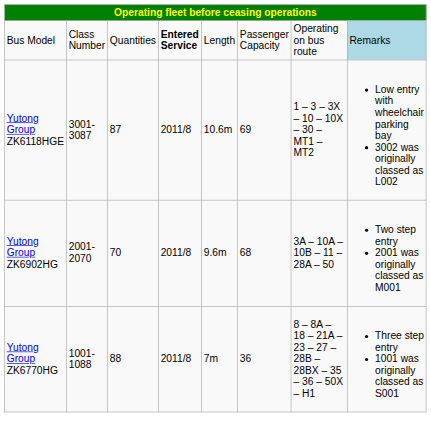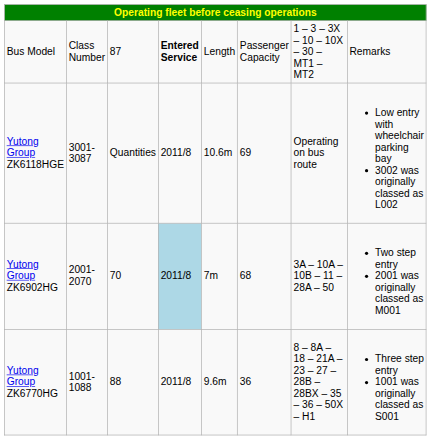(133, 40) Quantities -> (116, 51) 87
(316, 40) Operating on bus route -> (318, 51) 1 – 3 – 3X – 10 – 10X – 30 – MT1 – MT2
(370, 40) lightblue background -> (370, 51) no background
(116, 130) 87 -> (133, 153) Quantities
(318, 130) 1 – 3 – 3X – 10 – 10X – 30 – MT1 – MT2 -> (316, 153) Operating on bus route
(176, 253) no background -> (176, 276) lightblue background
(215, 253) 9.6m -> (211, 276) 7m
(211, 359) 7m -> (215, 382) 9.6m
